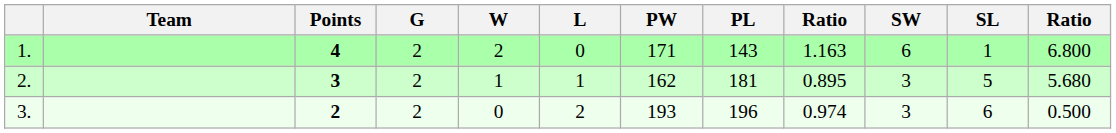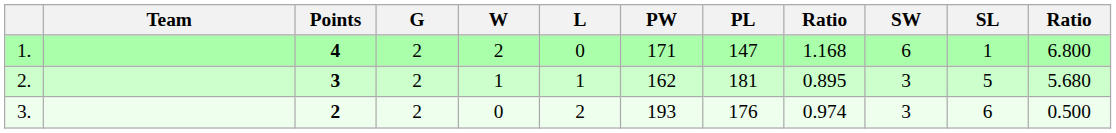(743, 50) 143 -> (743, 50) 147
(825, 50) 1.163 -> (825, 50) 1.168
(743, 111) 196 -> (743, 111) 176
